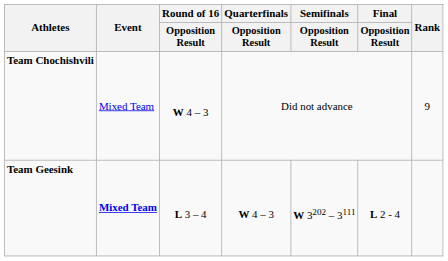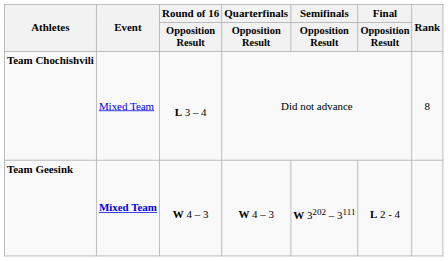(191, 112) W 4 – 3 -> (191, 112) L 3 – 4
(427, 106) 9 -> (427, 106) 8
(191, 214) L 3 – 4 -> (191, 214) W 4 – 3
